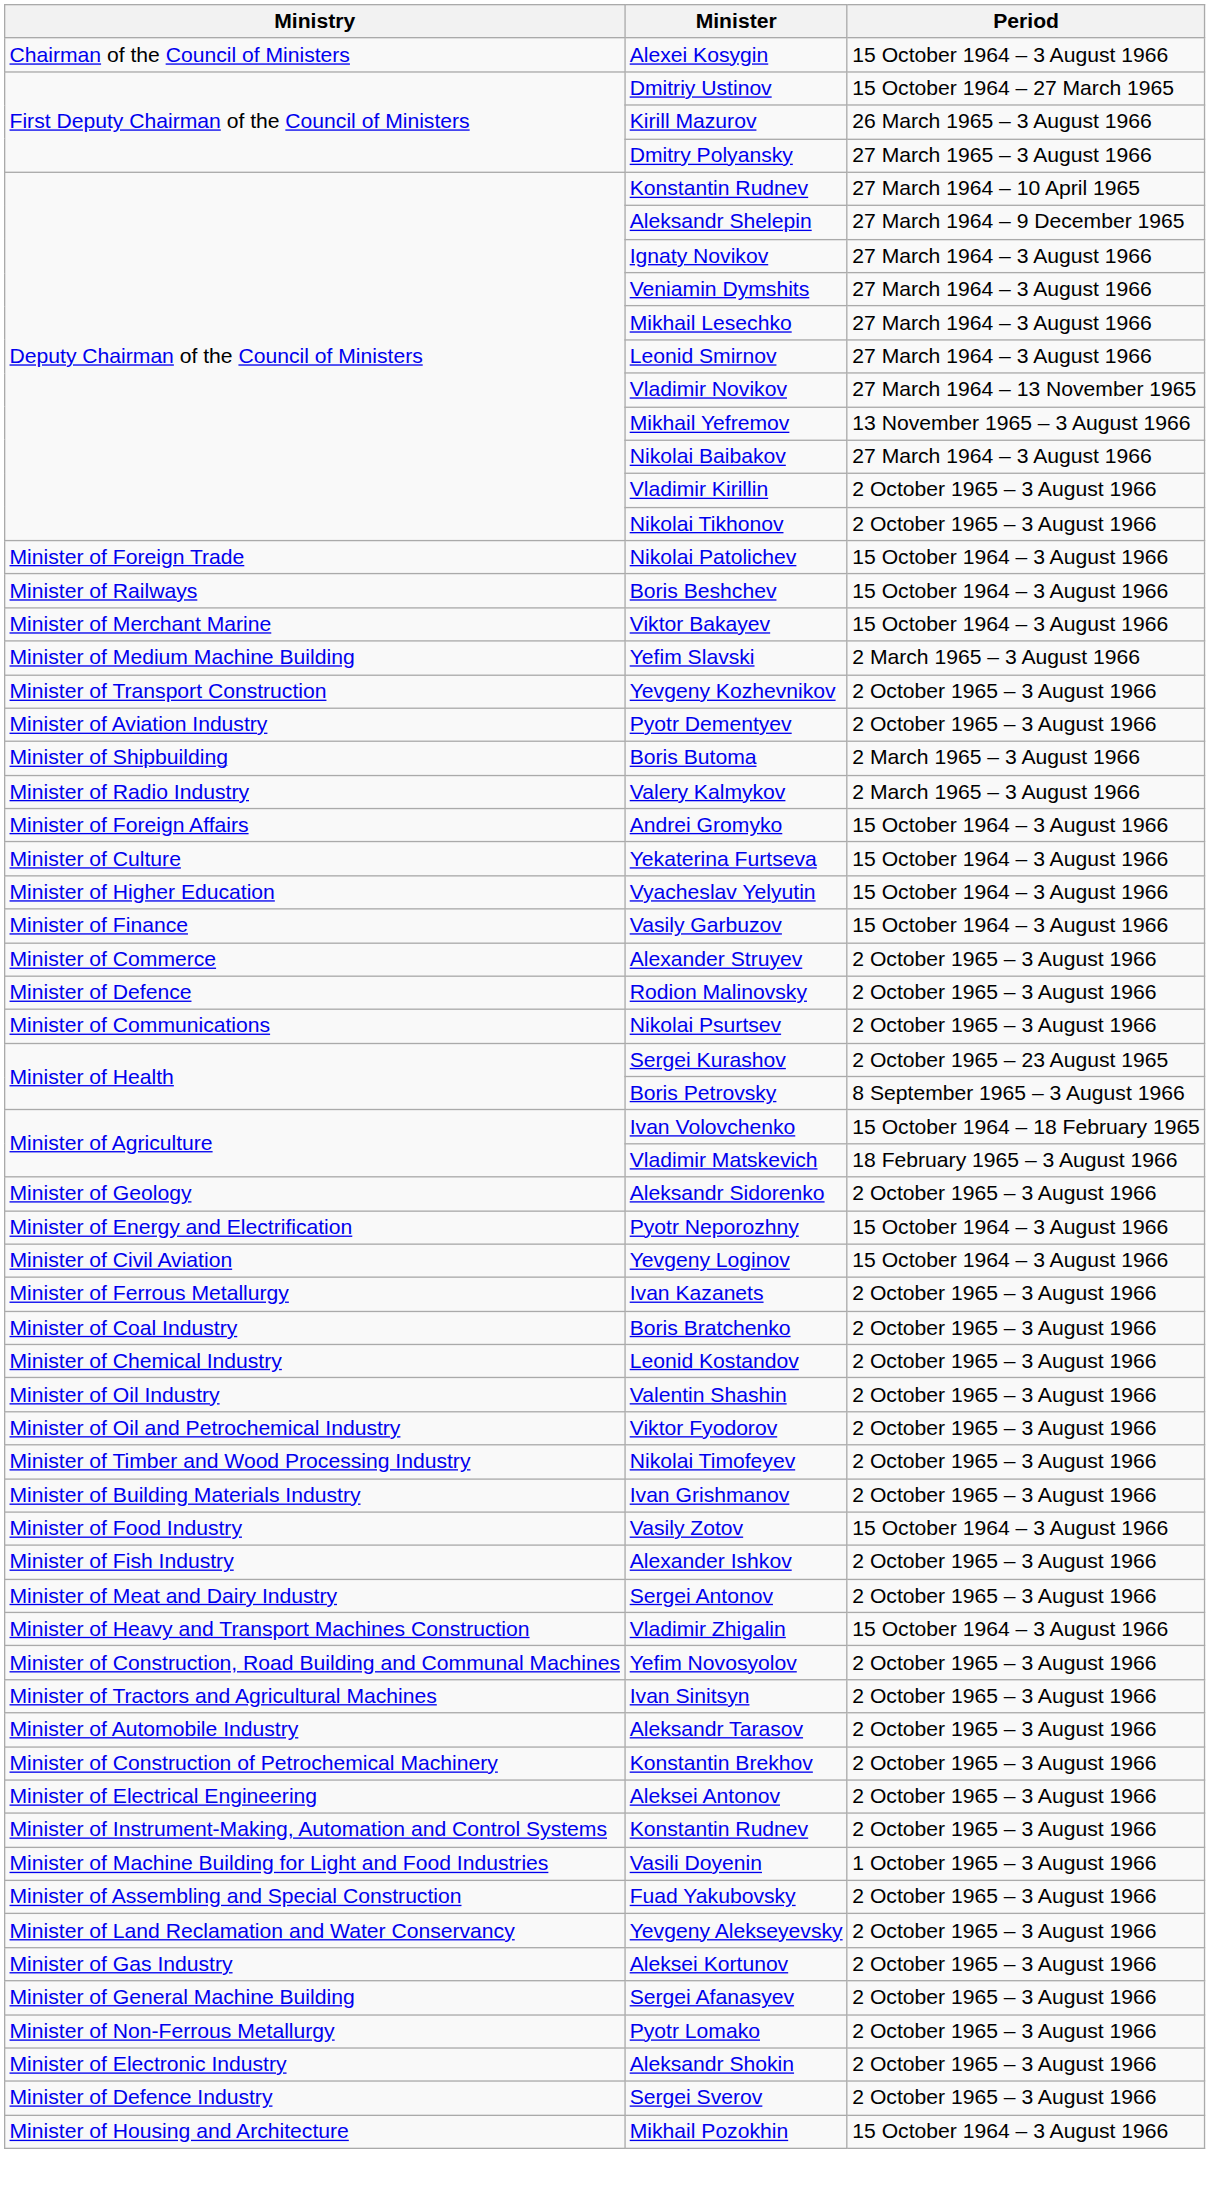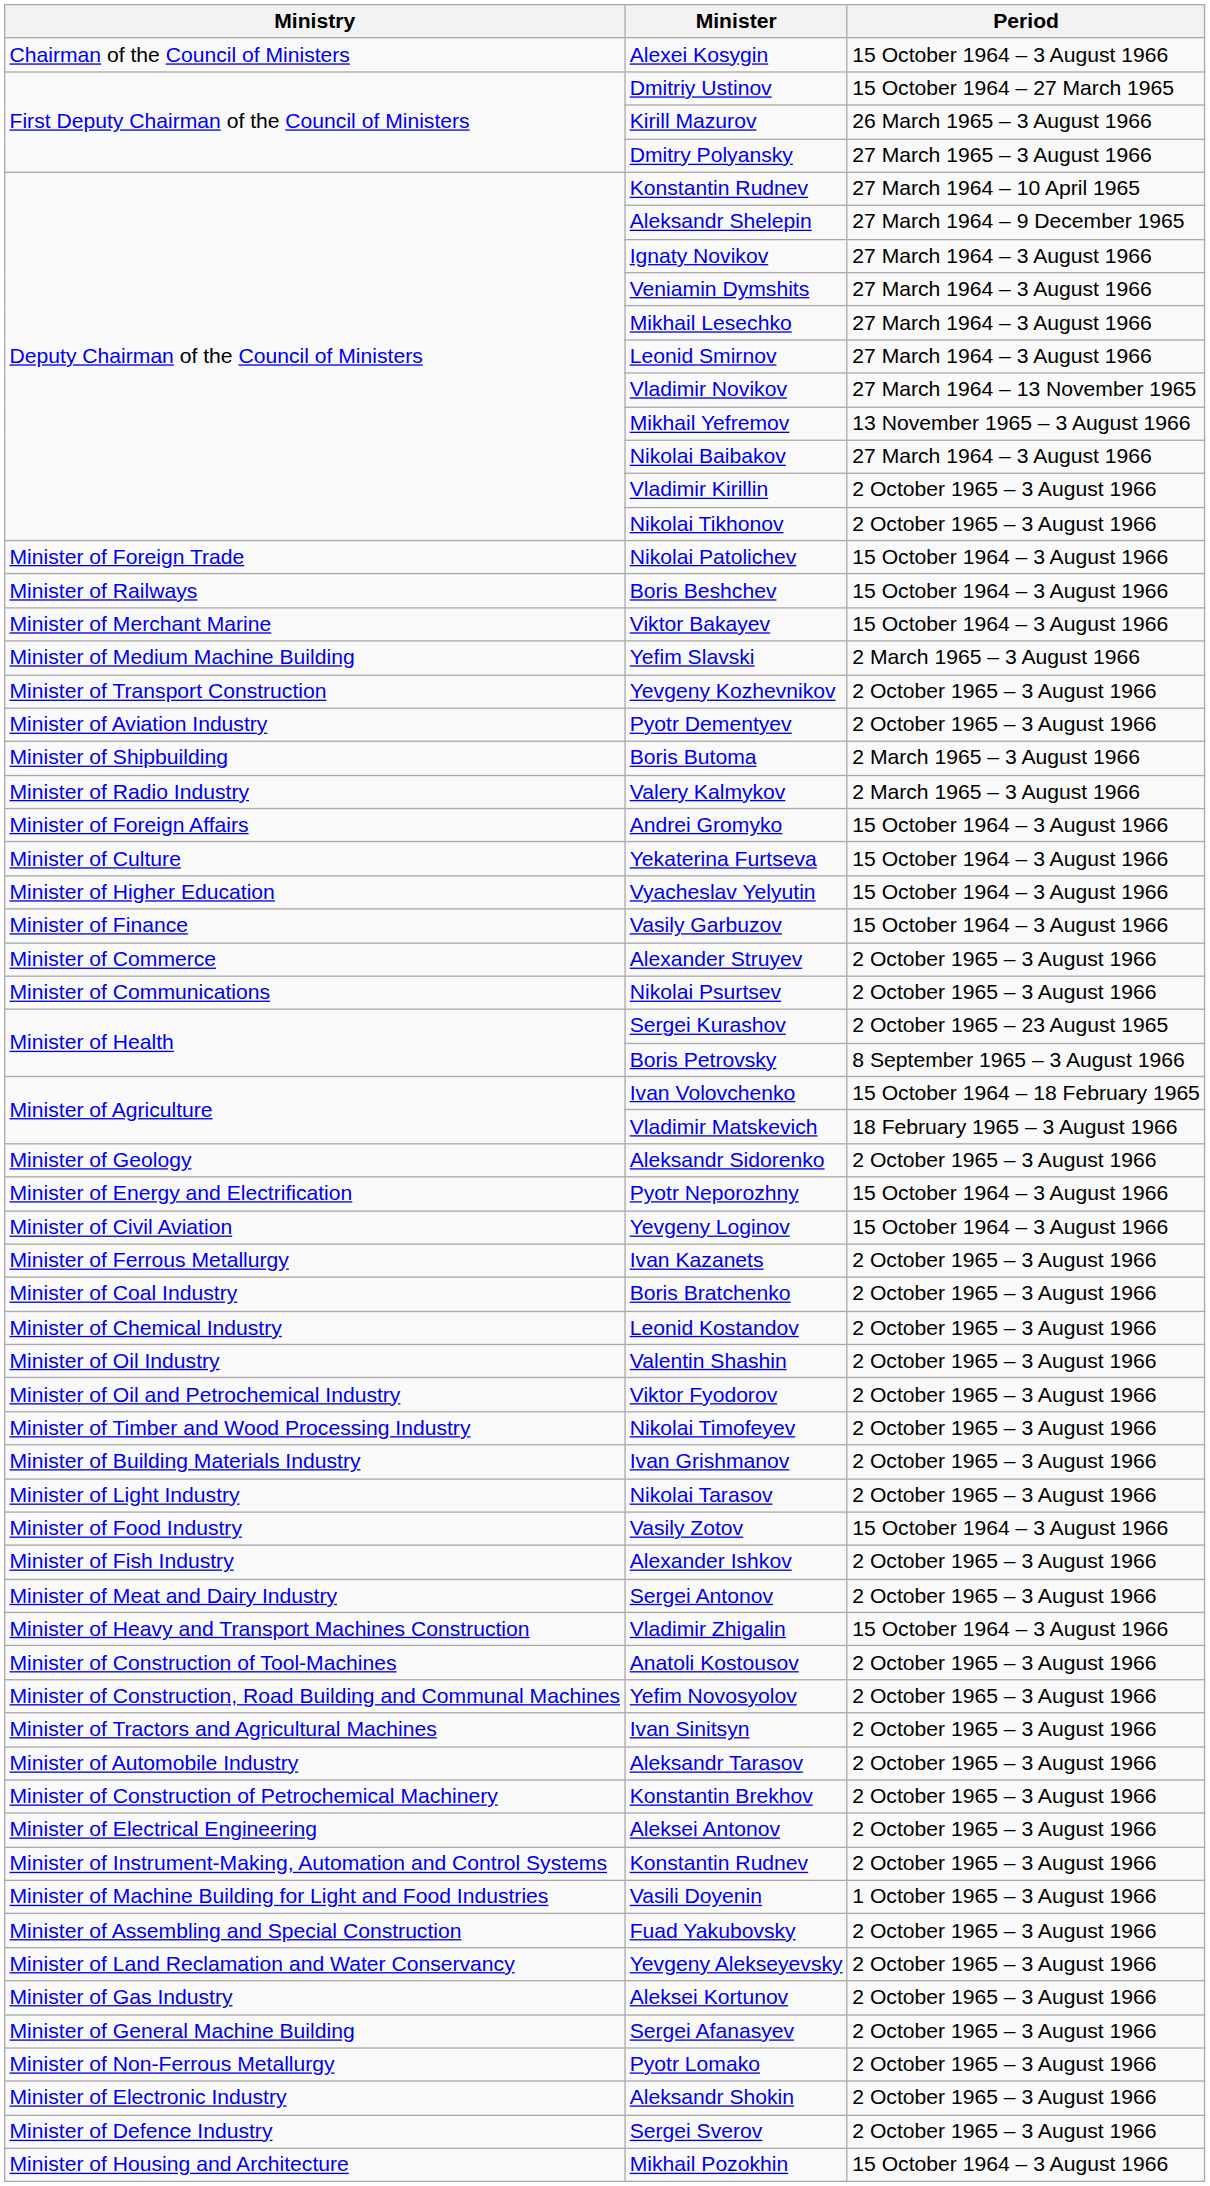- row: (101, 992)
+ row: (125, 1495)
+ row: (203, 1662)
